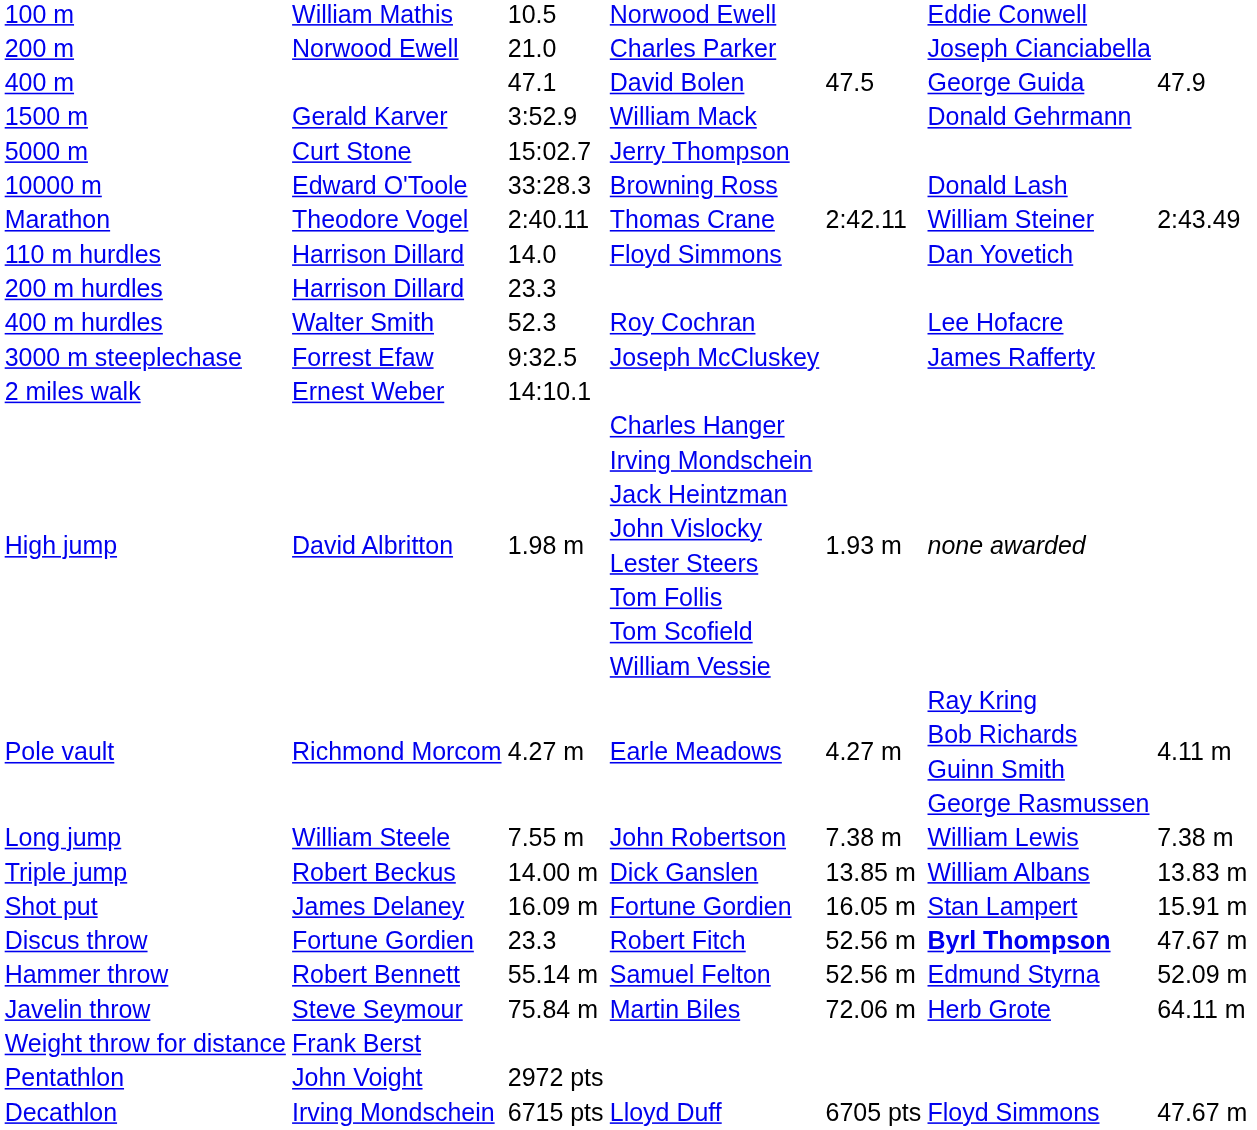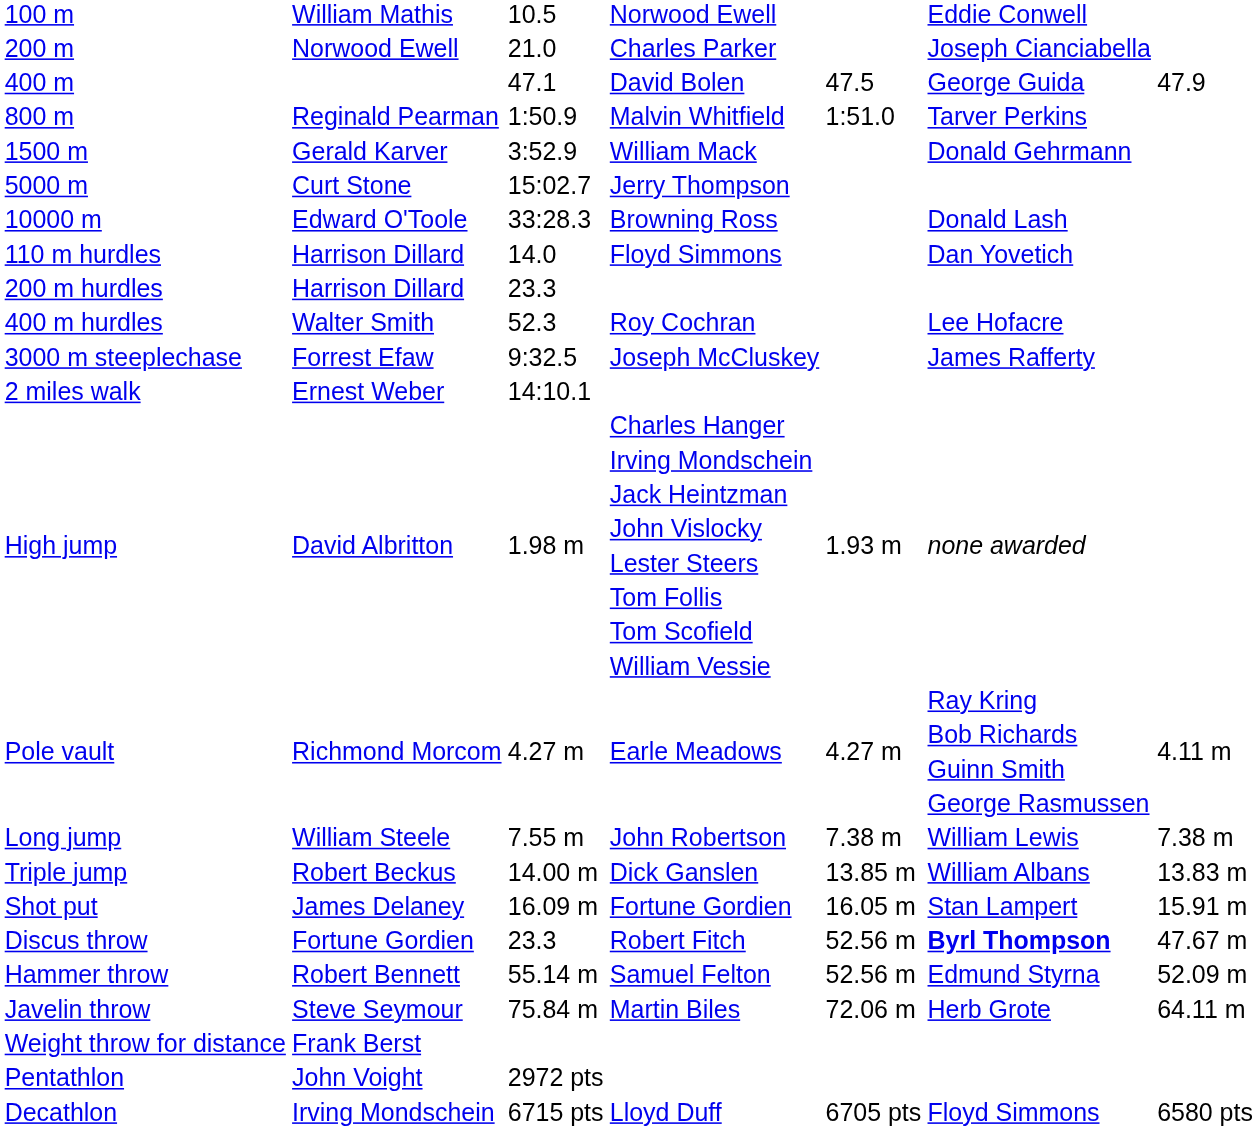+ row: (39, 117)
- row: (57, 220)
(1202, 1112) 47.67 m -> (1205, 1112) 6580 pts
